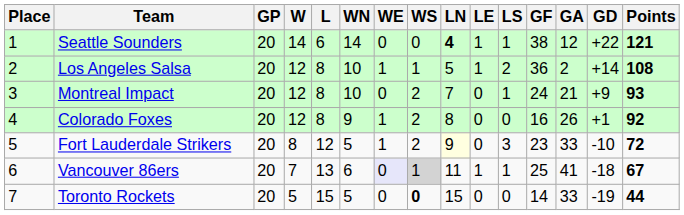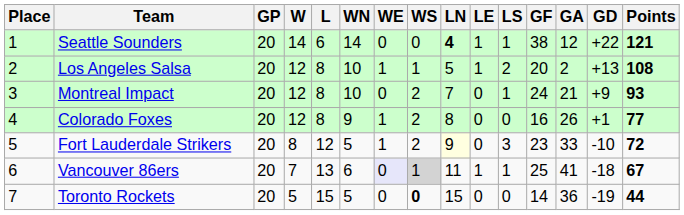(539, 68) 36 -> (539, 68) 20
(605, 68) +14 -> (605, 68) +13
(635, 119) 92 -> (635, 119) 77
(569, 196) 33 -> (569, 196) 36
